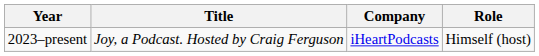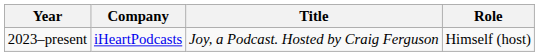columns swapped: (219, 16) <-> (395, 16)
